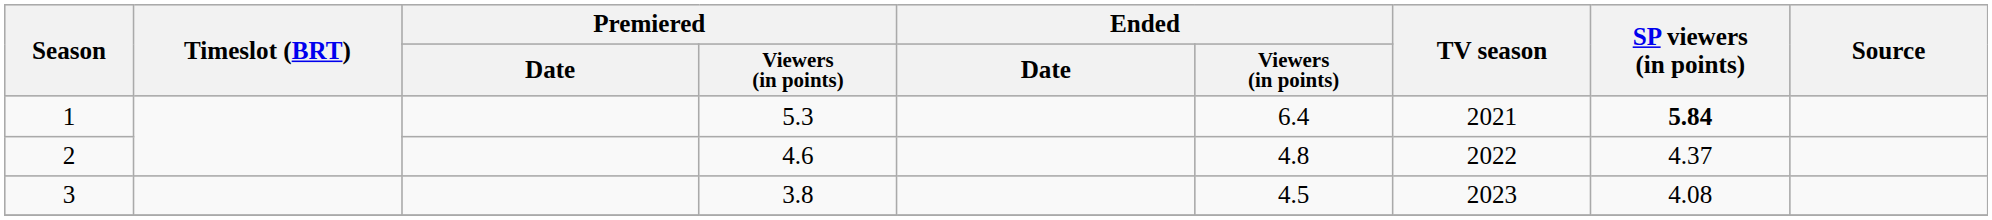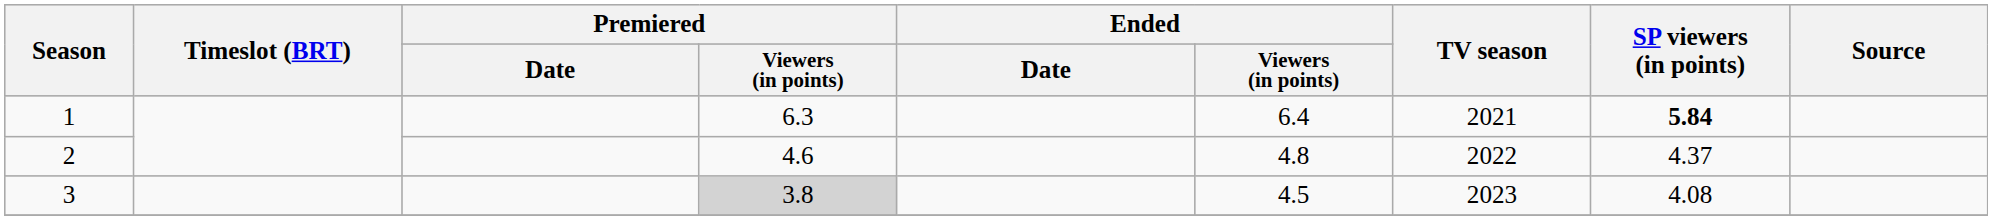(798, 116) 5.3 -> (798, 116) 6.3
(798, 195) no background -> (798, 195) lightgrey background
